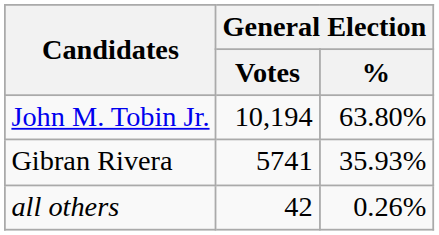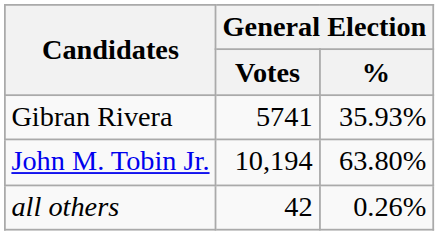rows swapped: (110, 116) <-> (92, 161)
